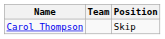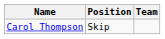columns swapped: (99, 12) <-> (136, 12)
